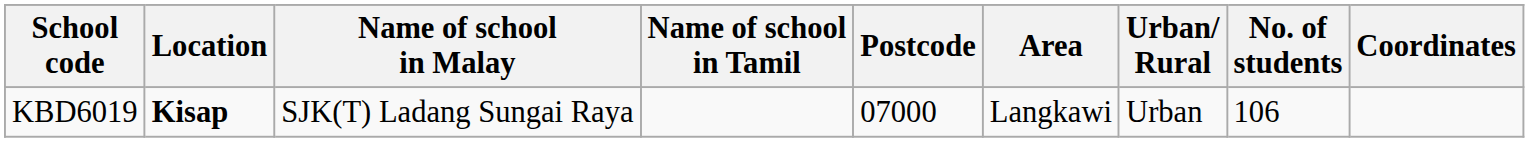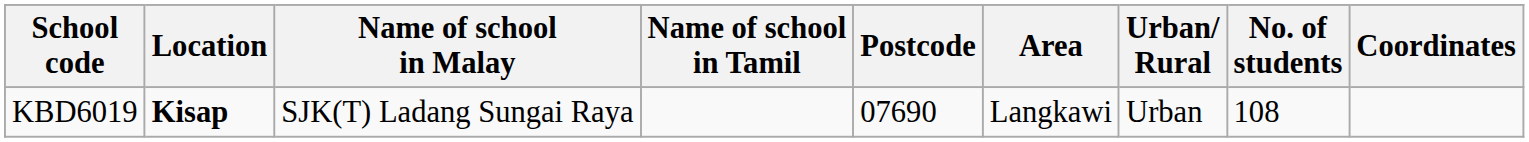(898, 111) 07000 -> (898, 111) 07690
(1257, 111) 106 -> (1257, 111) 108
